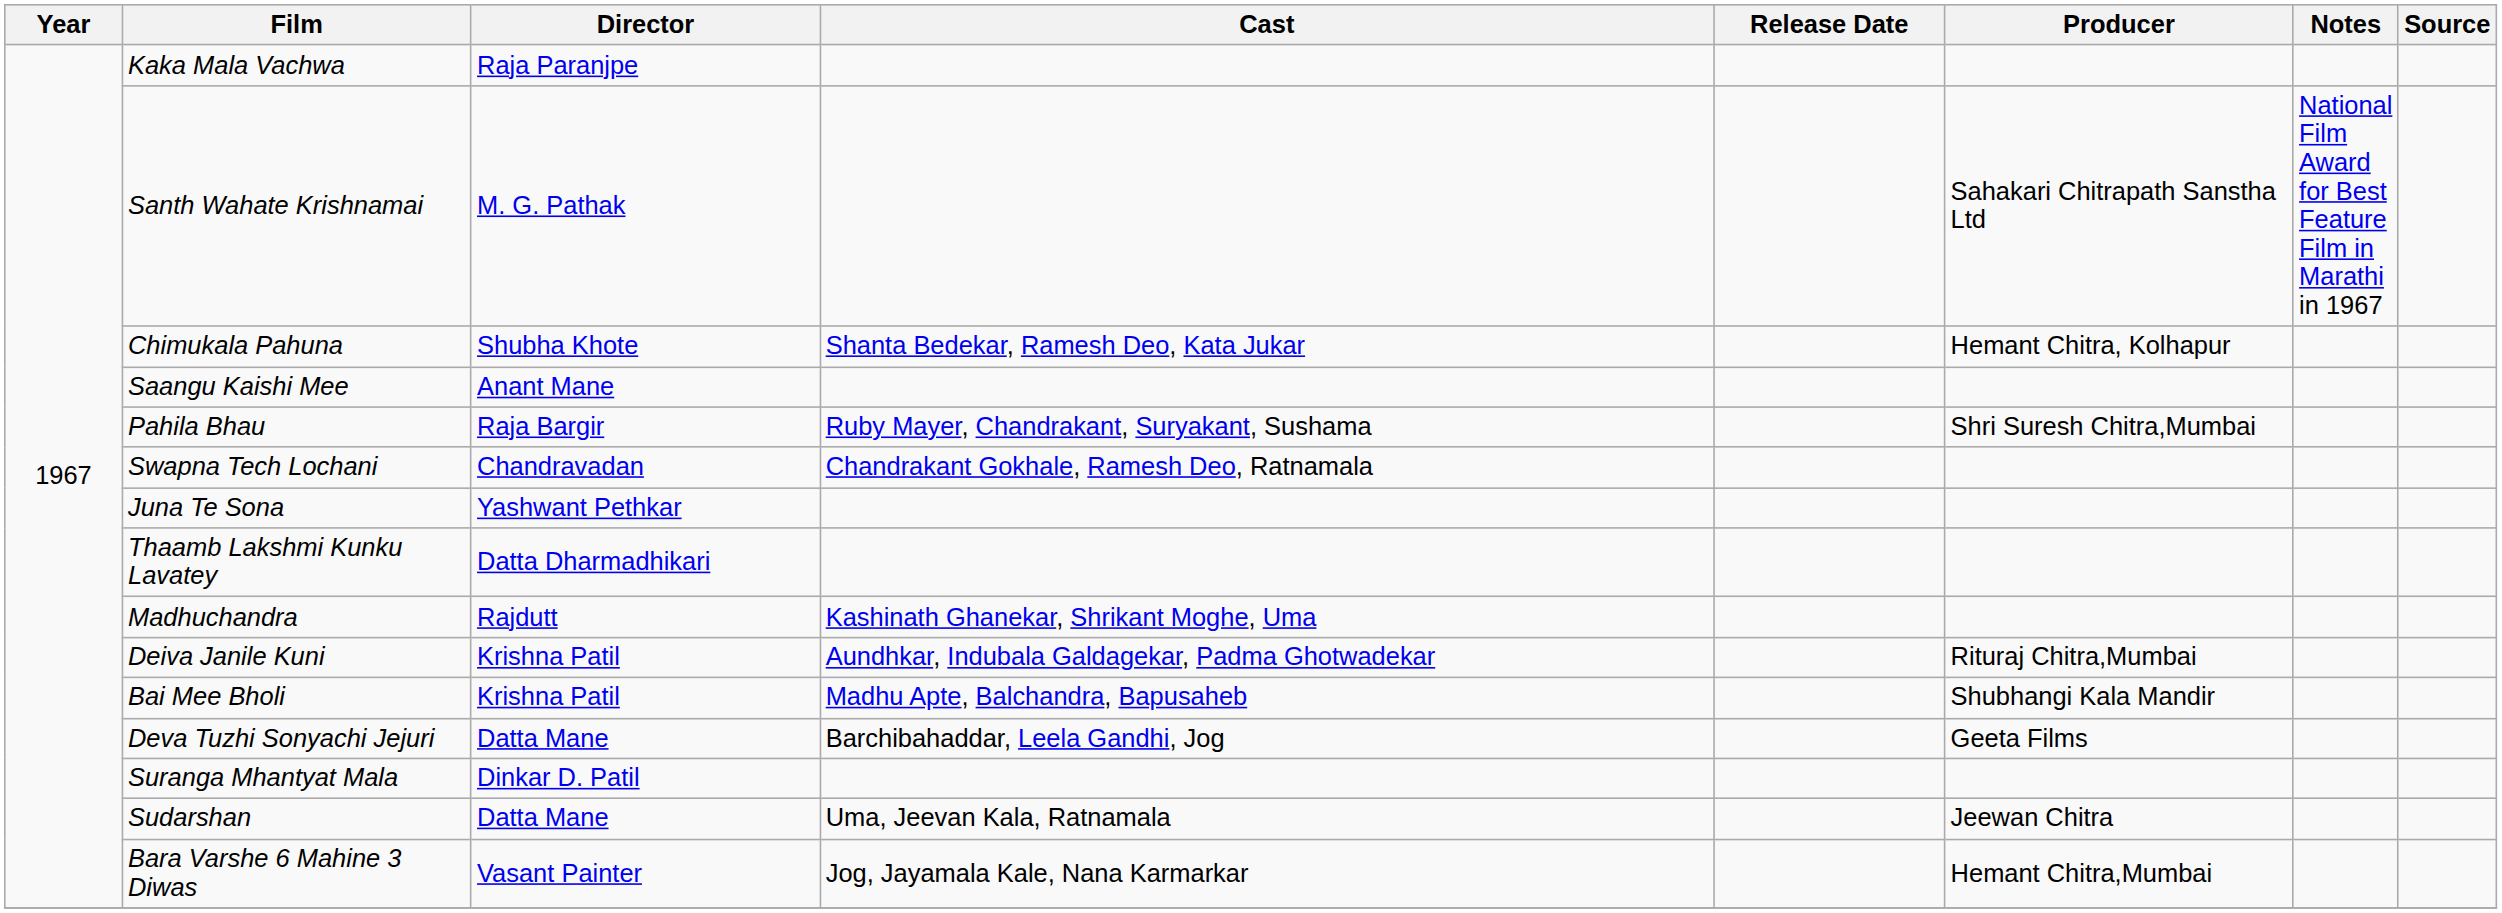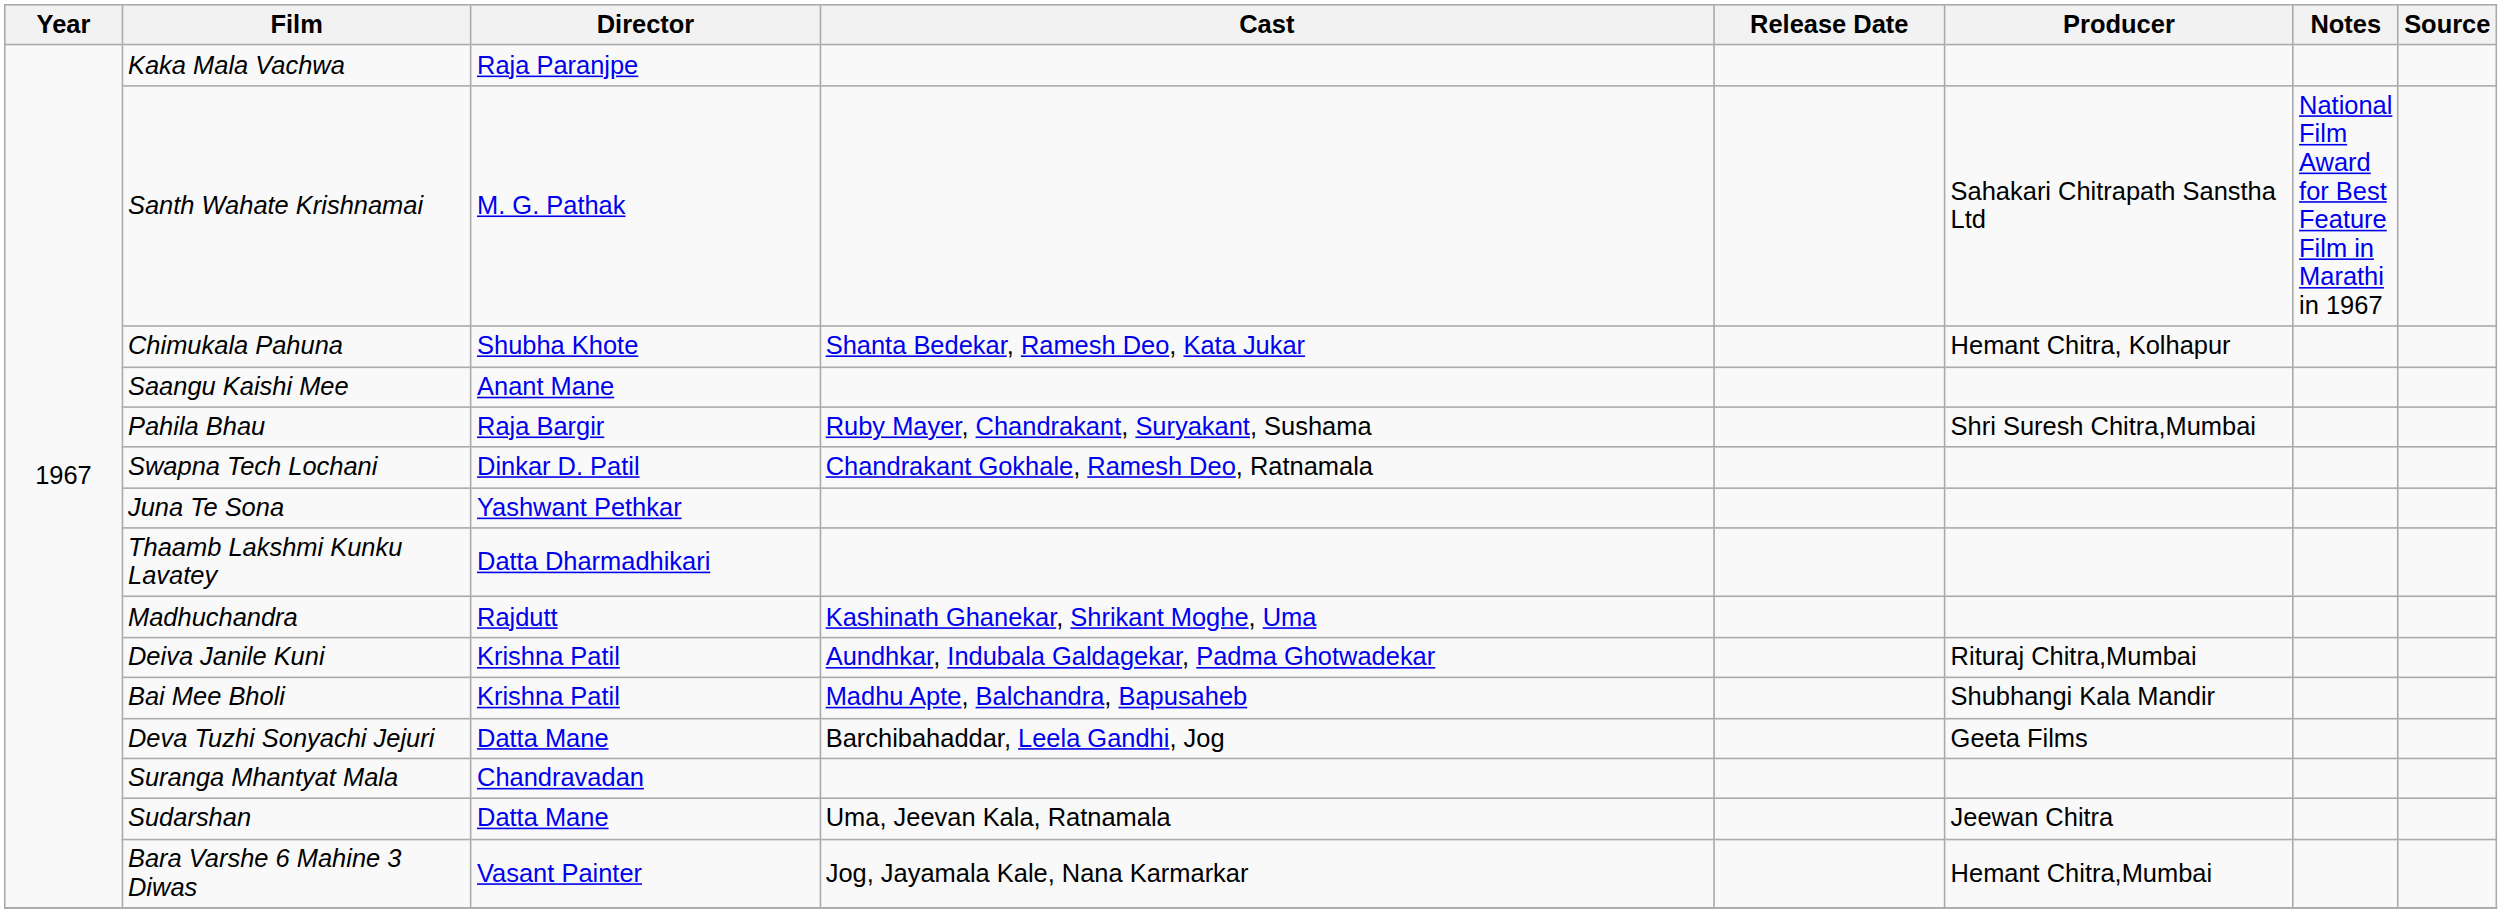(560, 467) Chandravadan -> (558, 467) Dinkar D. Patil
(558, 778) Dinkar D. Patil -> (560, 778) Chandravadan
